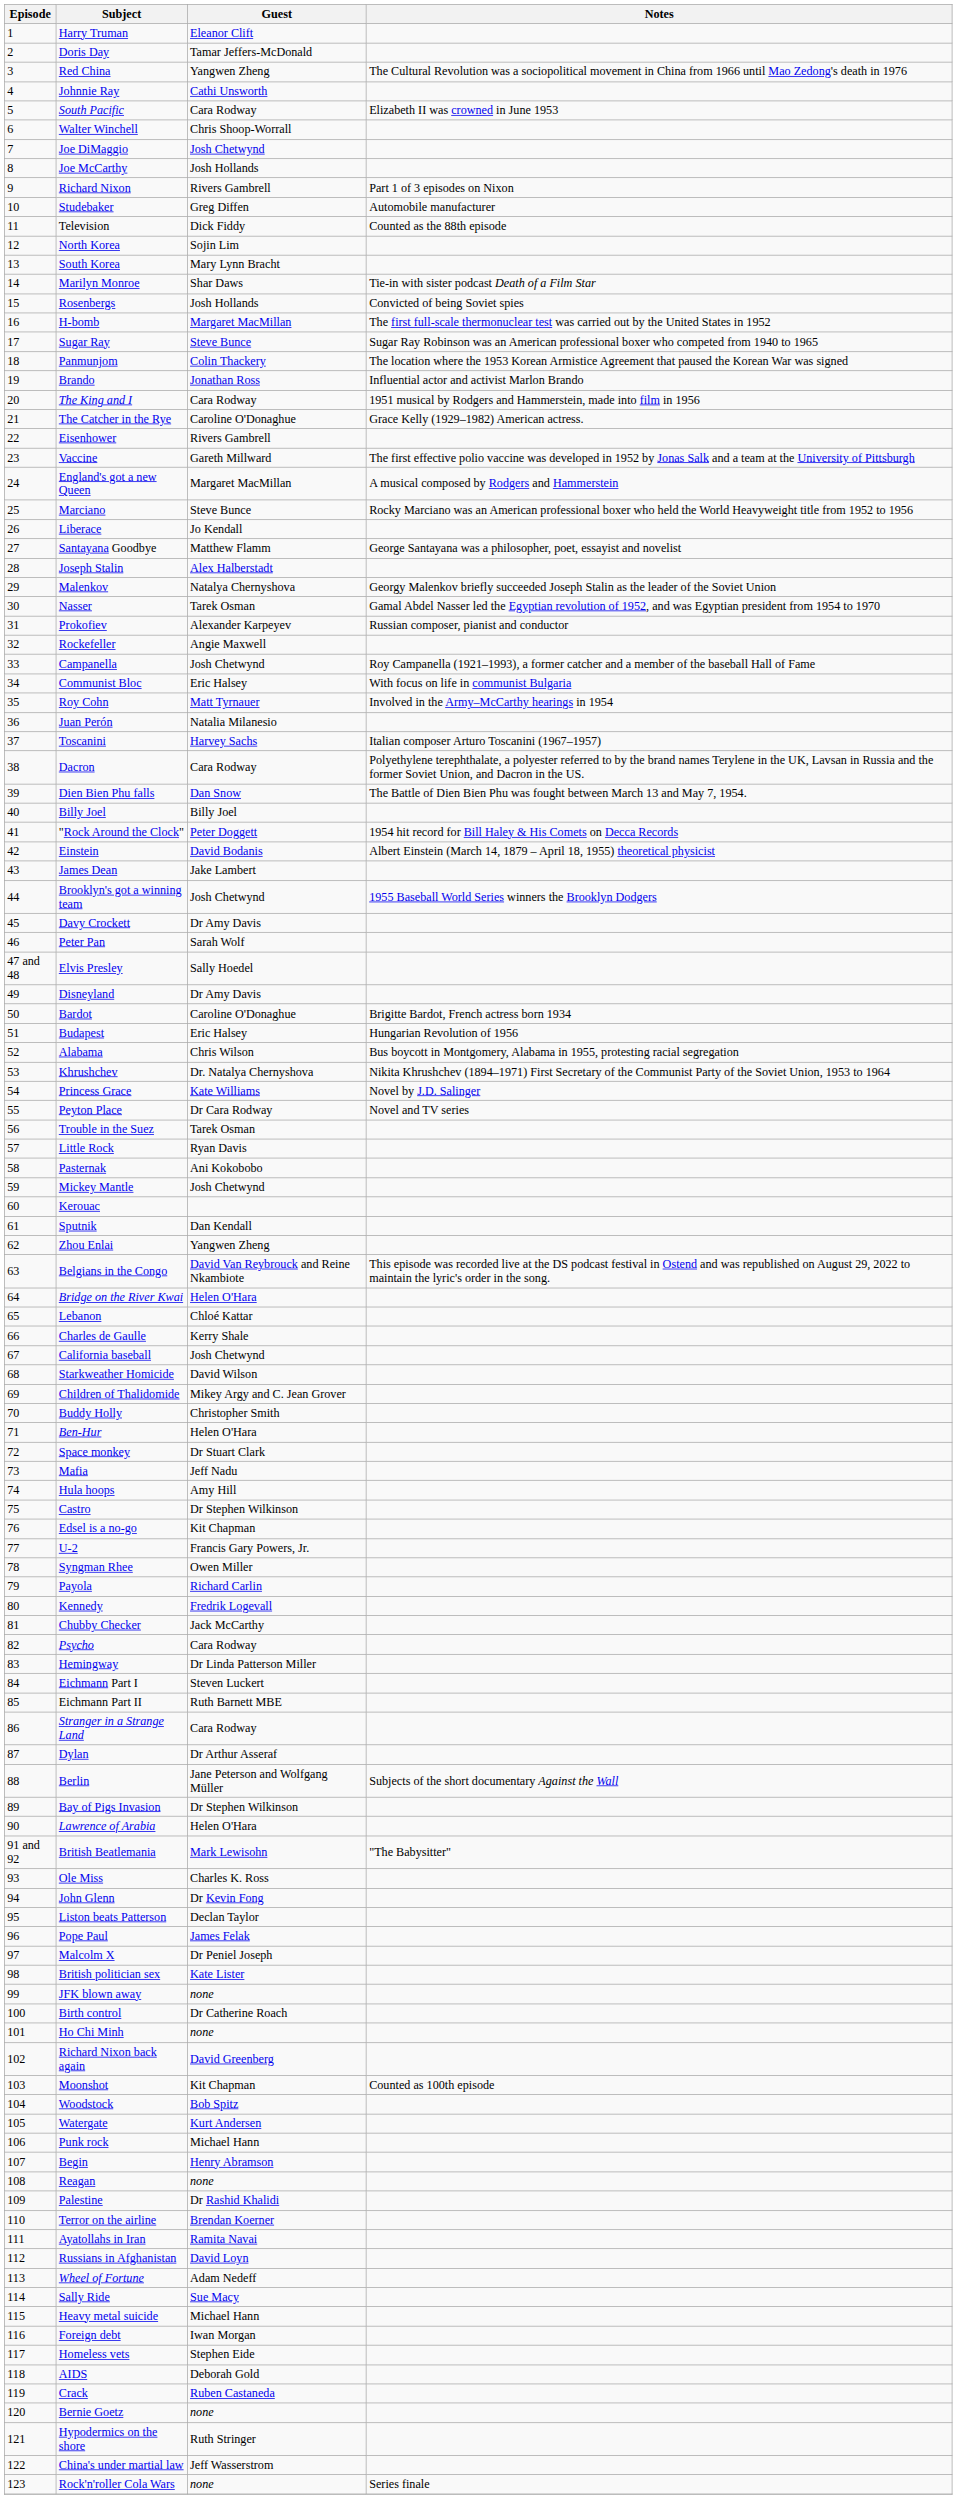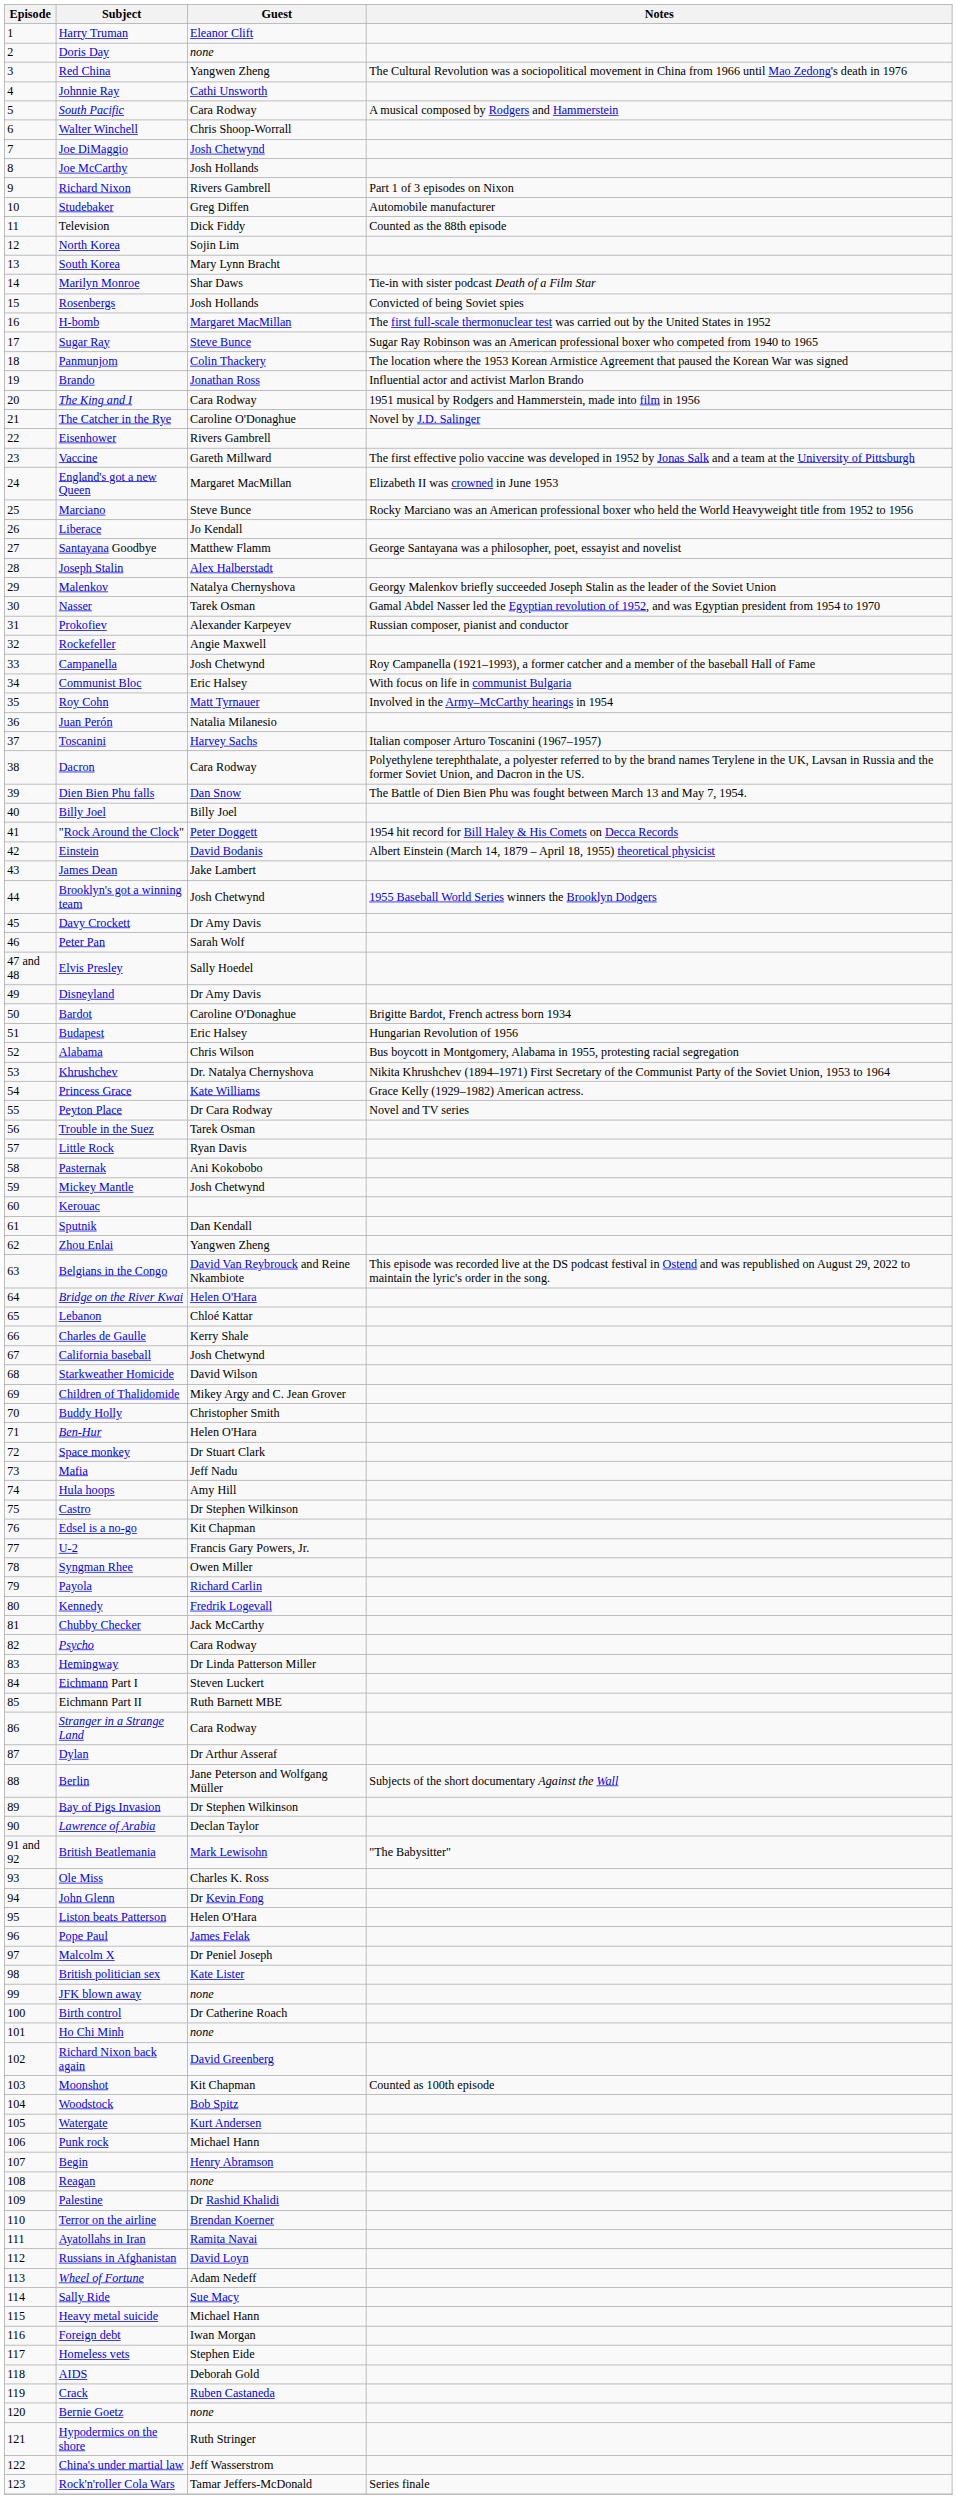(251, 52) Tamar Jeffers-McDonald -> (202, 52) none
(464, 110) Elizabeth II was crowned in June 1953 -> (494, 110) A musical composed by Rodgers and Hammerstein
(476, 419) Grace Kelly (1929–1982) American actress. -> (425, 419) Novel by J.D. Salinger
(494, 483) A musical composed by Rodgers and Hammerstein -> (464, 483) Elizabeth II was crowned in June 1953
(425, 1090) Novel by J.D. Salinger -> (476, 1090) Grace Kelly (1929–1982) American actress.
(223, 1826) Helen O'Hara -> (224, 1826) Declan Taylor
(224, 1917) Declan Taylor -> (223, 1917) Helen O'Hara
(202, 2484) none -> (251, 2484) Tamar Jeffers-McDonald
